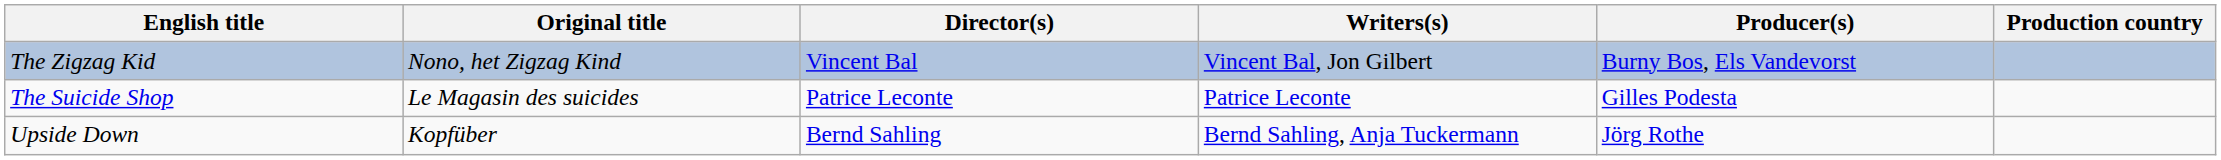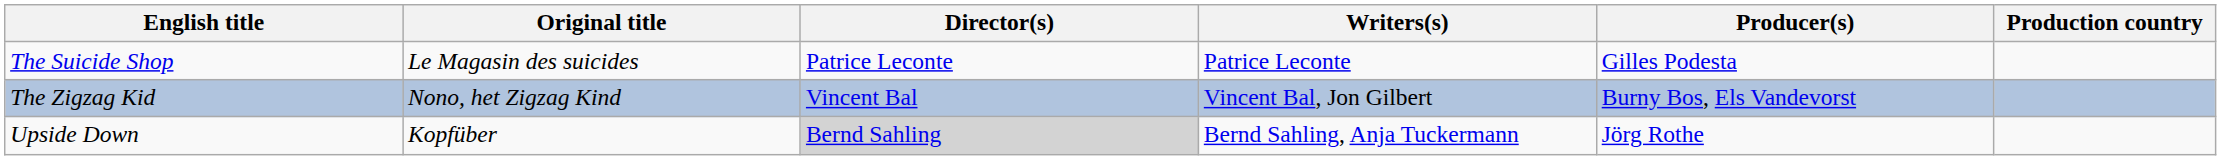rows swapped: (83, 60) <-> (92, 97)
(874, 135) no background -> (874, 135) lightgrey background
